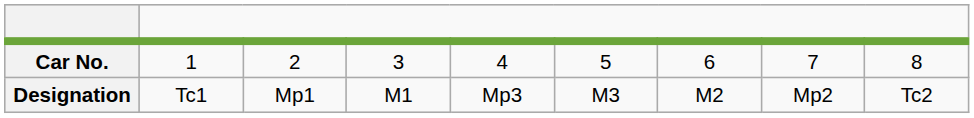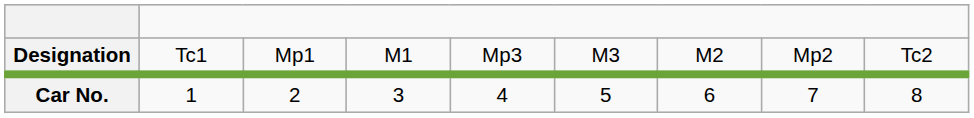rows swapped: (72, 61) <-> (72, 95)
